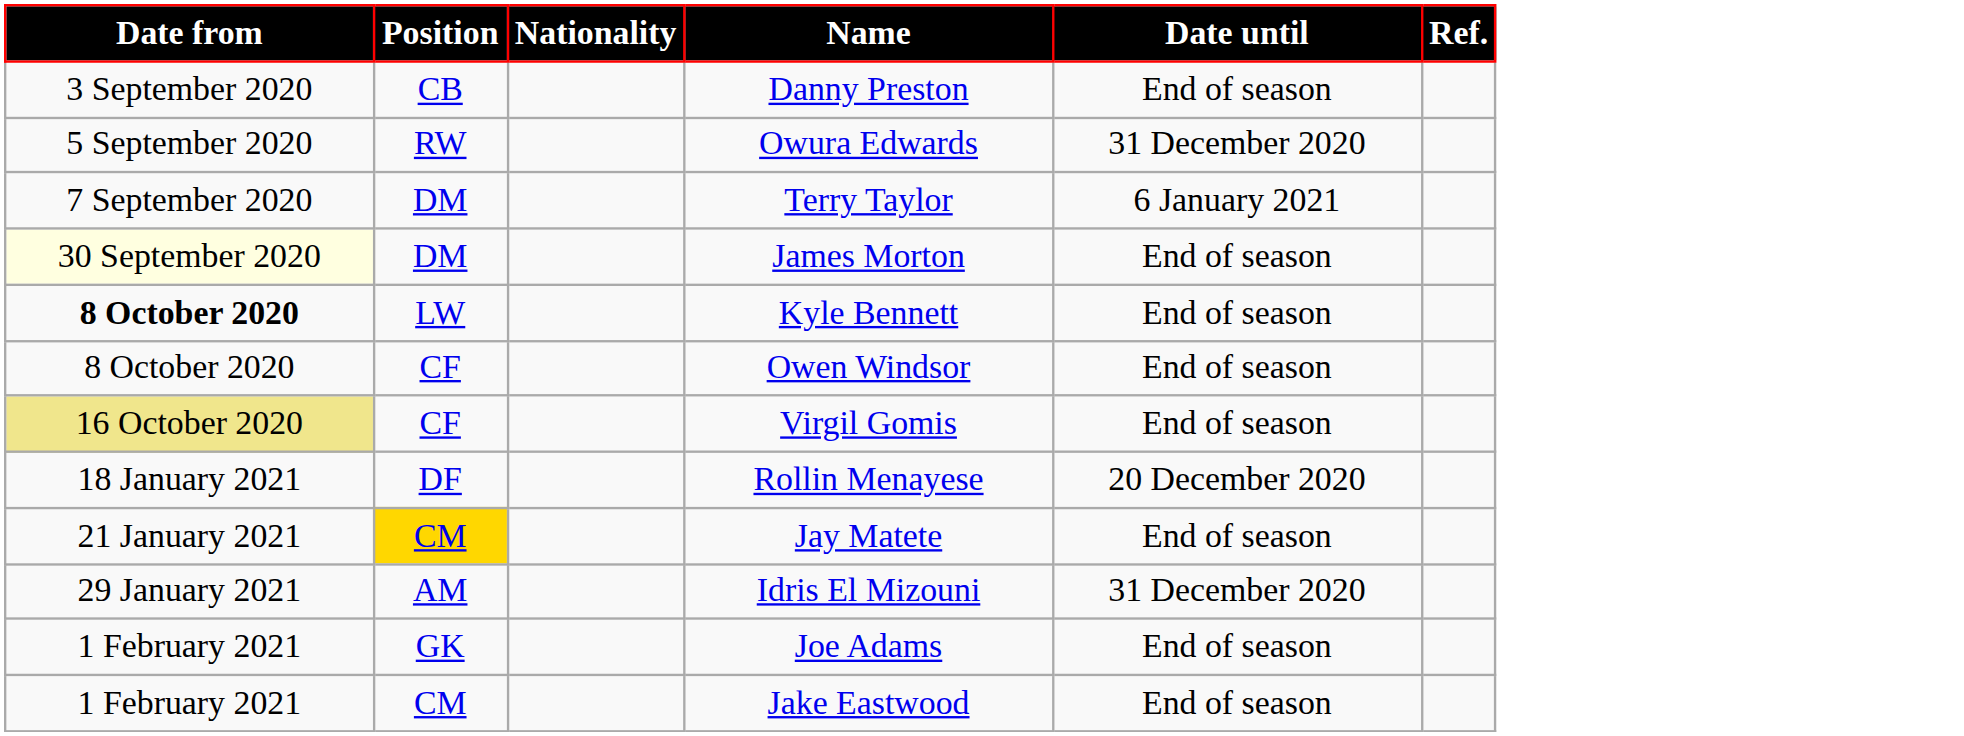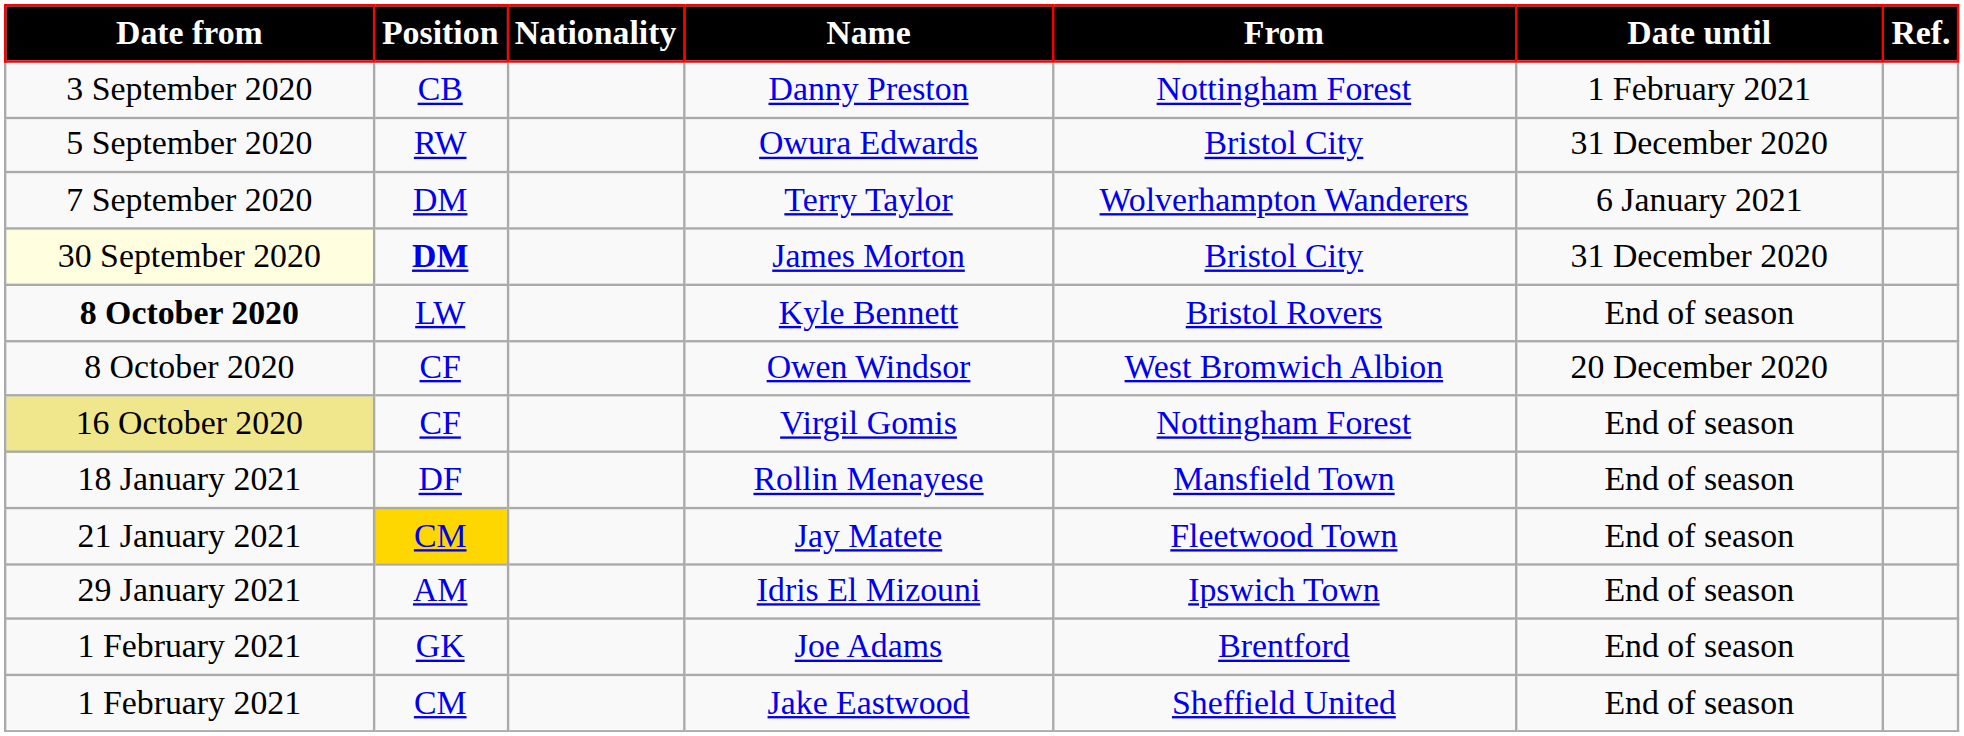+ column: (1284, 32)
(1237, 88) End of season -> (1699, 88) 1 February 2021
(440, 256) normal -> (440, 256) bold
(1237, 256) End of season -> (1699, 256) 31 December 2020
(1237, 367) End of season -> (1699, 367) 20 December 2020
(1237, 479) 20 December 2020 -> (1699, 479) End of season
(1237, 590) 31 December 2020 -> (1699, 590) End of season
